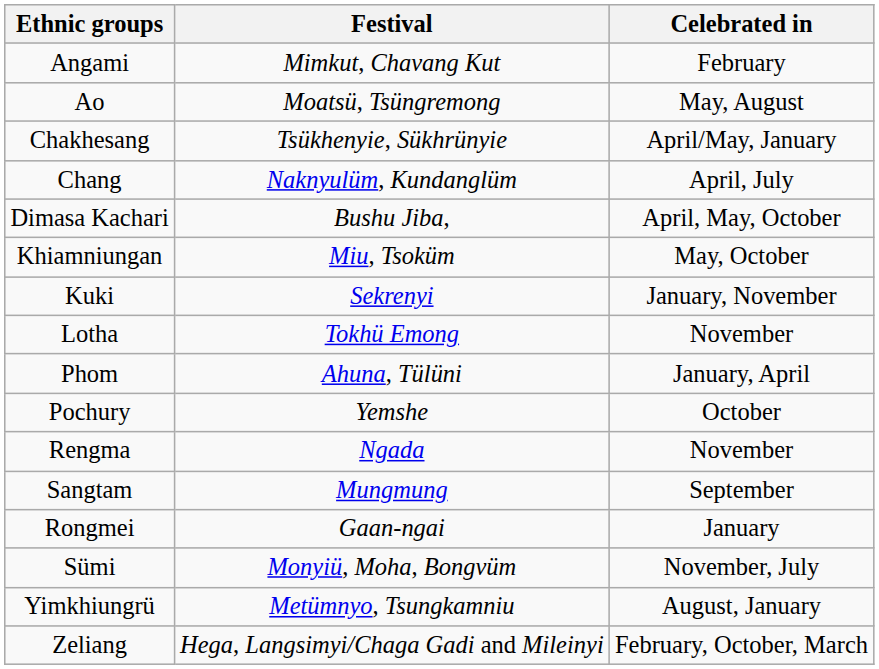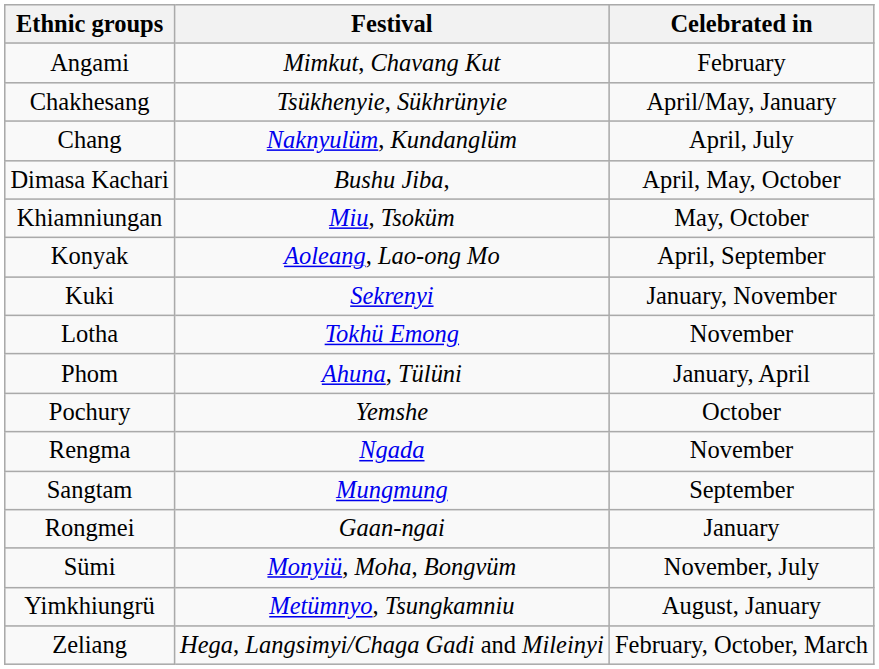- row: (90, 101)
+ row: (90, 256)
